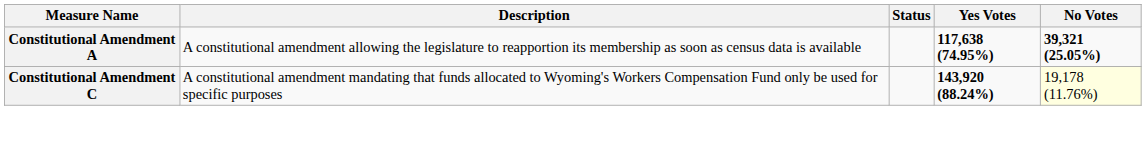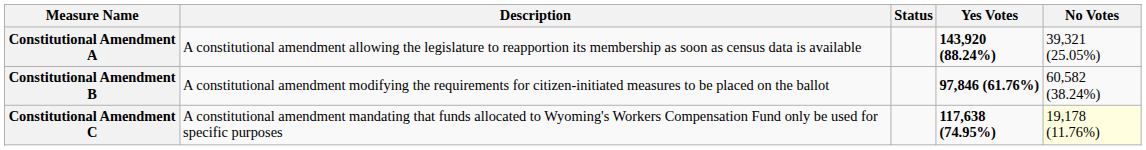(965, 46) 117,638 (74.95%) -> (968, 46) 143,920 (88.24%)
(1072, 46) bold -> (1073, 46) normal
+ row: (92, 85)
(965, 85) 143,920 (88.24%) -> (968, 124) 117,638 (74.95%)
